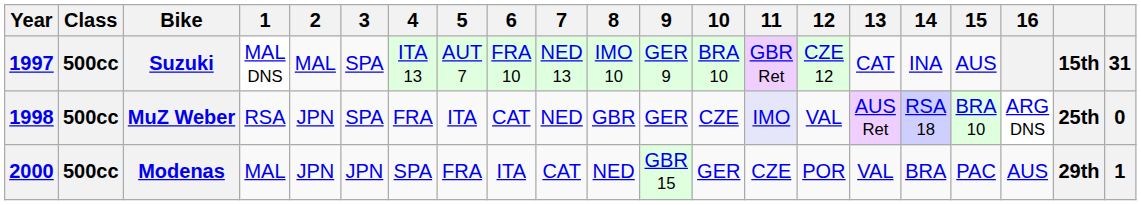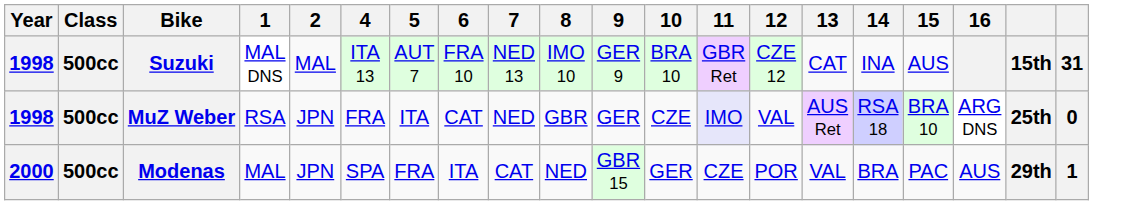- column: (364, 20)
(31, 63) 1997 -> (31, 63) 1998
